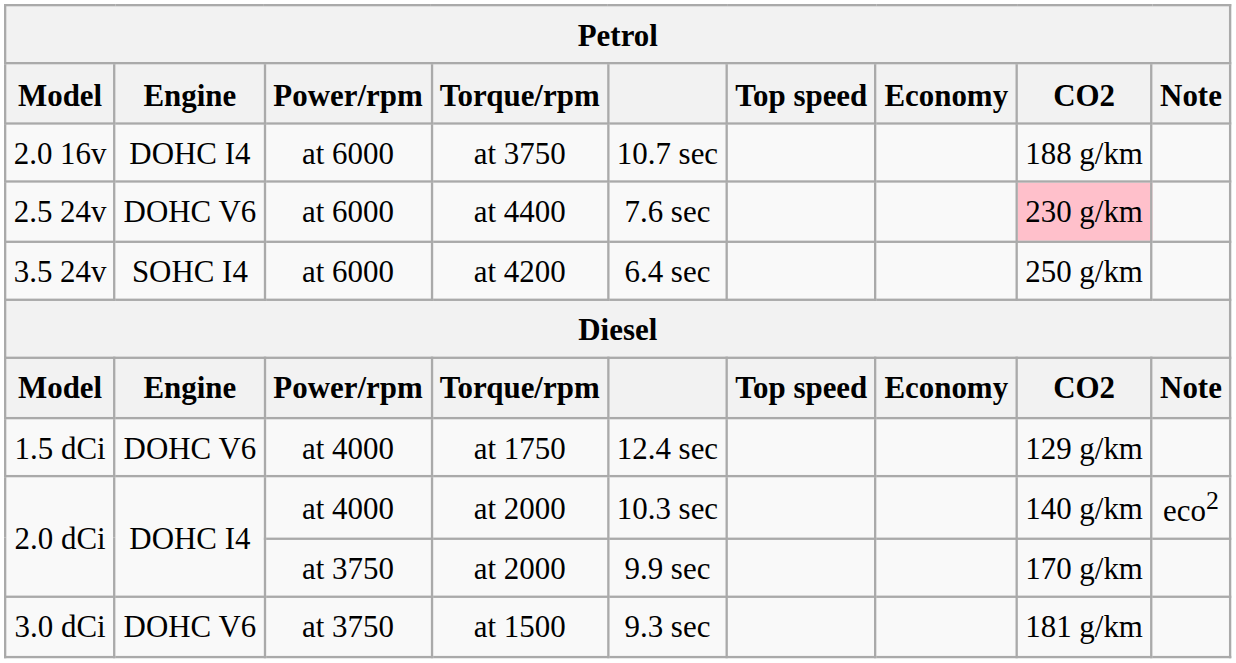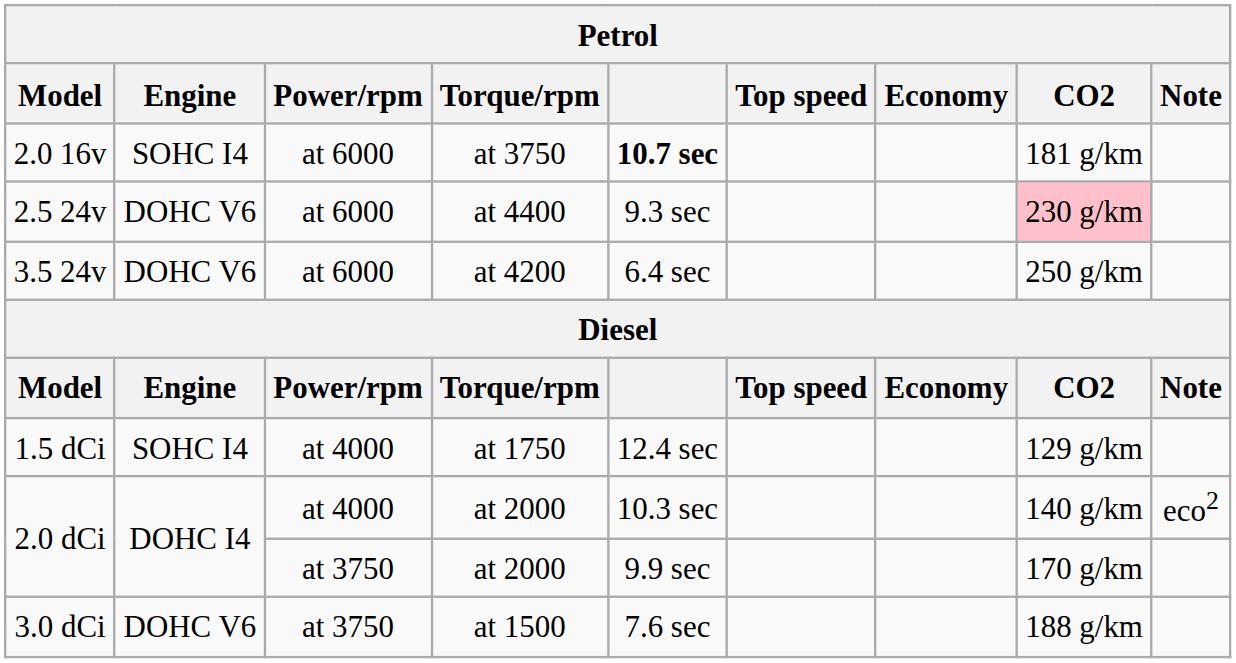(190, 153) DOHC I4 -> (190, 153) SOHC I4
(667, 153) normal -> (667, 151) bold
(1084, 153) 188 g/km -> (1084, 153) 181 g/km
(667, 212) 7.6 sec -> (667, 212) 9.3 sec
(190, 271) SOHC I4 -> (190, 271) DOHC V6
(190, 448) DOHC V6 -> (190, 448) SOHC I4
(667, 628) 9.3 sec -> (667, 628) 7.6 sec
(1084, 628) 181 g/km -> (1084, 628) 188 g/km
